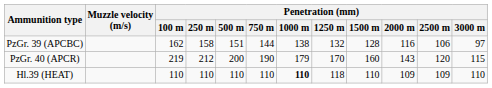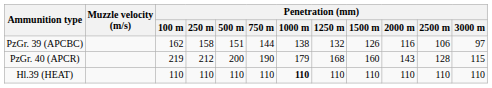(372, 43) 128 -> (372, 43) 126
(337, 59) 170 -> (337, 59) 168
(442, 59) 120 -> (442, 59) 128
(337, 75) 118 -> (337, 75) 110
(407, 75) 109 -> (407, 75) 110
(442, 75) 109 -> (443, 75) 110
